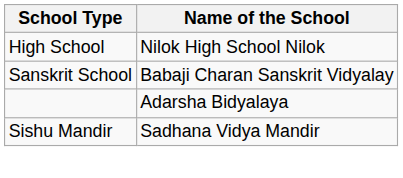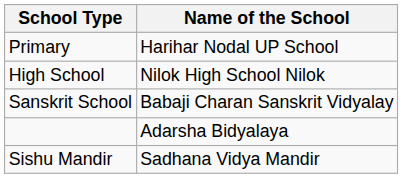+ row: (39, 46)
